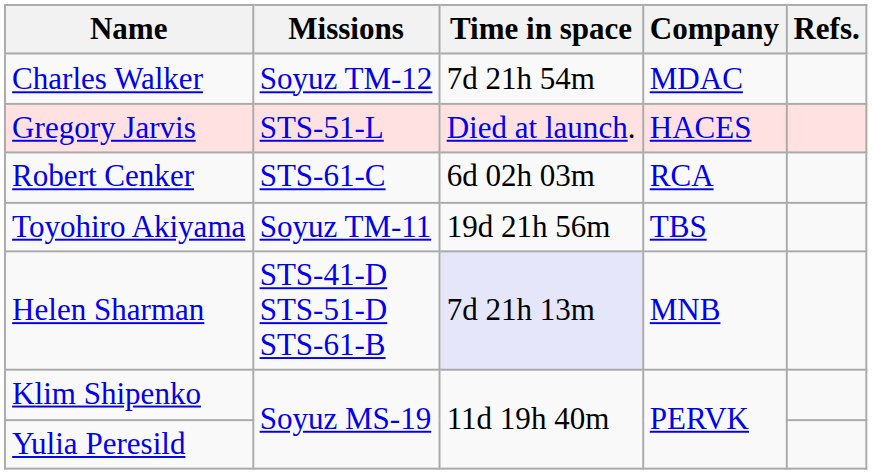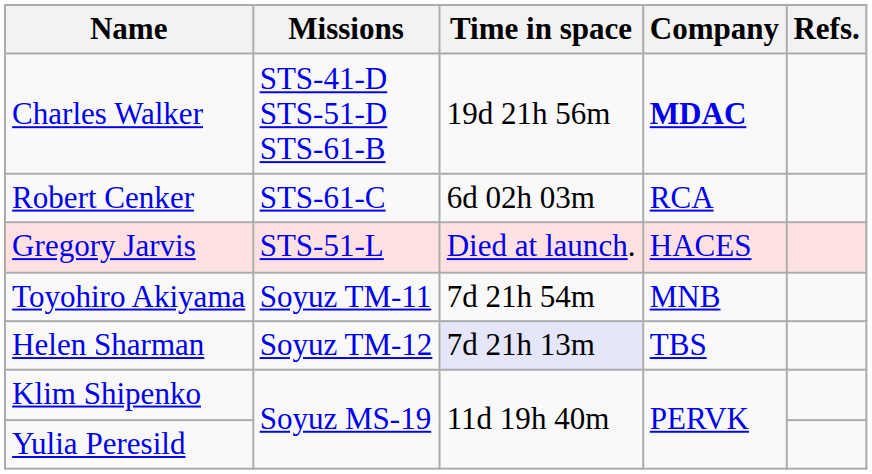(346, 78) Soyuz TM-12 -> (323, 113) STS-41-D STS-51-D STS-61-B
(521, 78) 7d 21h 54m -> (529, 113) 19d 21h 56m
(696, 78) normal -> (698, 113) bold
rows swapped: (103, 176) <-> (104, 127)
(529, 226) 19d 21h 56m -> (521, 295) 7d 21h 54m
(678, 226) TBS -> (685, 295) MNB
(323, 310) STS-41-D STS-51-D STS-61-B -> (346, 345) Soyuz TM-12
(685, 310) MNB -> (678, 345) TBS
